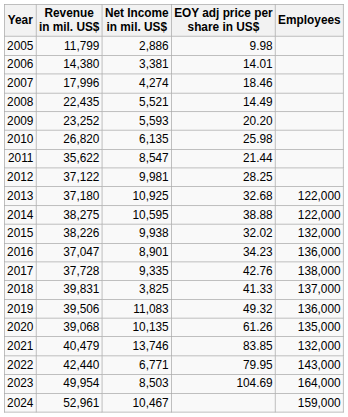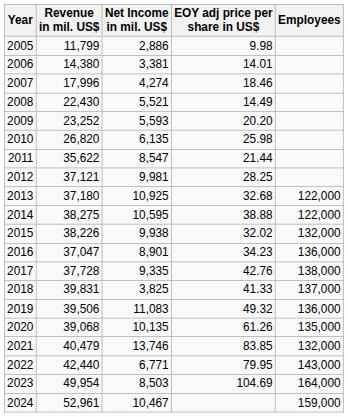(81, 102) 22,435 -> (81, 102) 22,430
(81, 177) 37,122 -> (81, 177) 37,121
